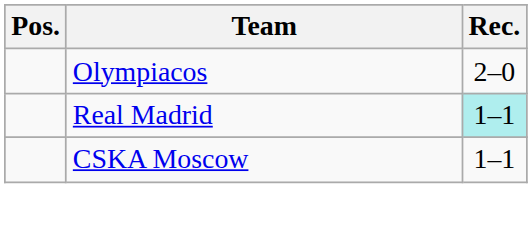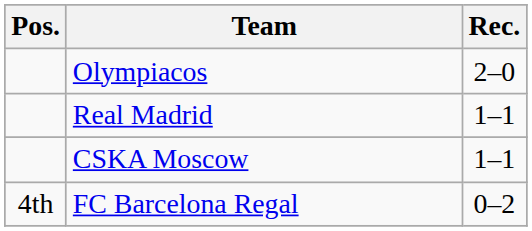(494, 114) paleturquoise background -> (494, 114) no background
+ row: (186, 203)
